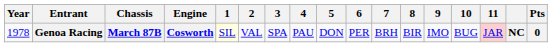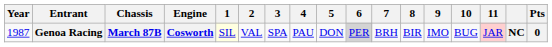(18, 32) 1978 -> (18, 32) 1987
(359, 32) no background -> (359, 32) lightgrey background
